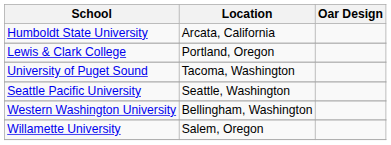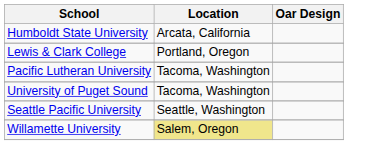+ row: (79, 71)
- row: (92, 110)
(223, 129) no background -> (198, 129) khaki background
